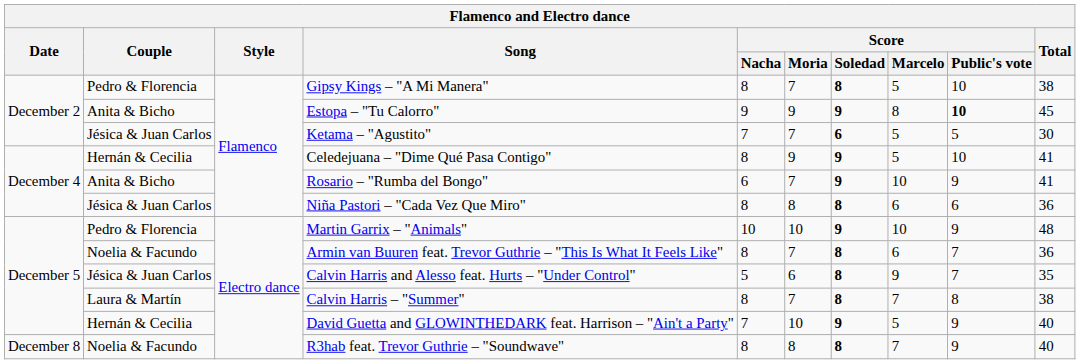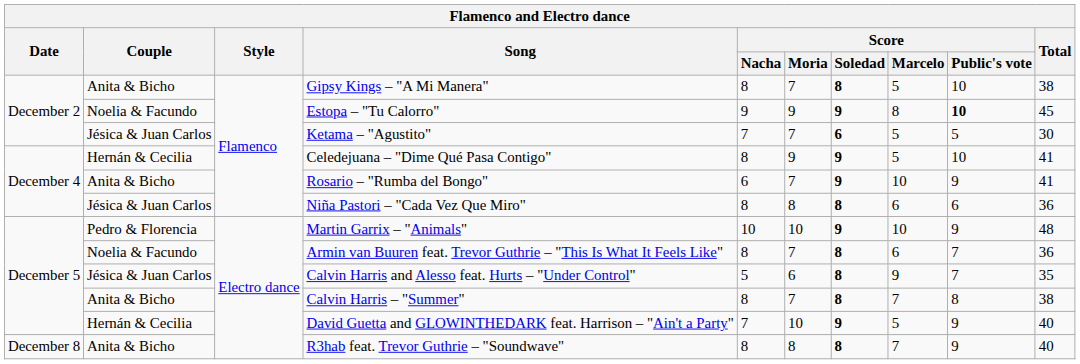(142, 87) Pedro & Florencia -> (131, 87) Anita & Bicho
(131, 110) Anita & Bicho -> (142, 110) Noelia & Facundo
(134, 299) Laura & Martín -> (131, 299) Anita & Bicho
(142, 346) Noelia & Facundo -> (131, 346) Anita & Bicho
